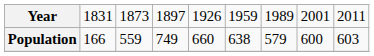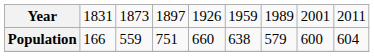(167, 39) 749 -> (167, 39) 751
(348, 39) 603 -> (348, 39) 604
